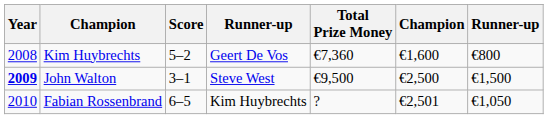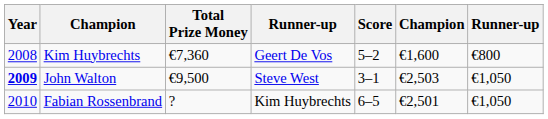columns swapped: (186, 24) <-> (353, 24)
(419, 78) €2,500 -> (419, 78) €2,503
(491, 78) €1,500 -> (491, 78) €1,050
